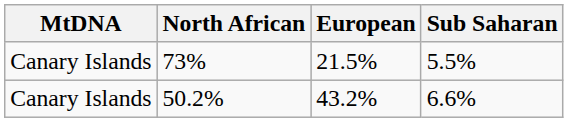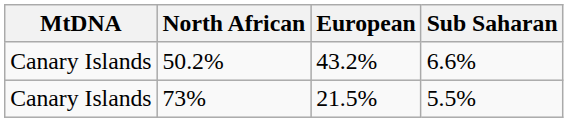rows swapped: (193, 98) <-> (184, 60)
